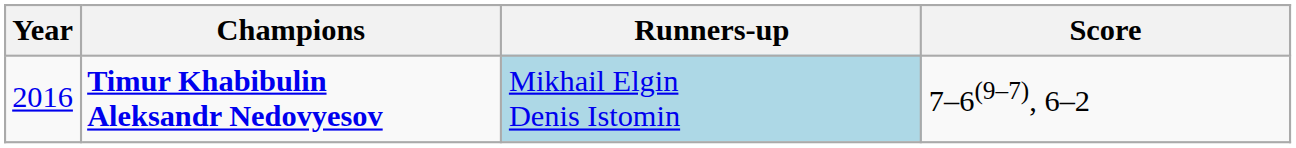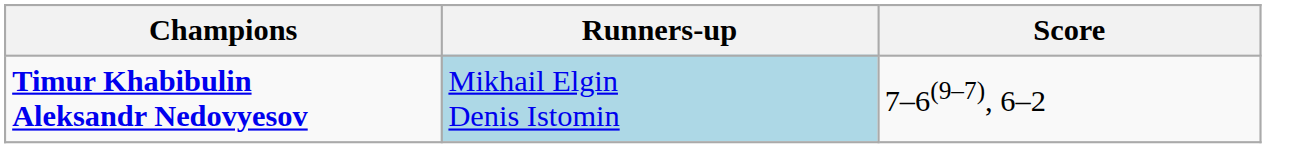- column: (43, 29)
